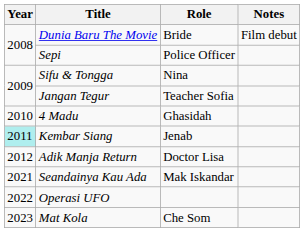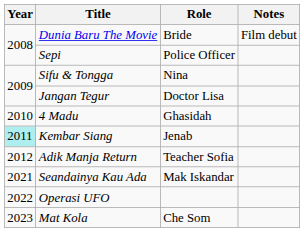(198, 95) Teacher Sofia -> (194, 95) Doctor Lisa
(194, 156) Doctor Lisa -> (198, 156) Teacher Sofia
